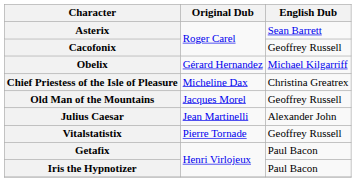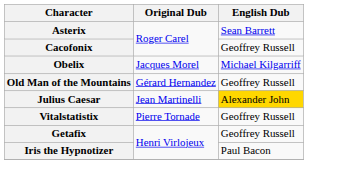(223, 64) Gérard Hernandez -> (167, 64) Jacques Morel
- row: (92, 82)
(214, 99) Jacques Morel -> (176, 82) Gérard Hernandez
(302, 116) no background -> (255, 99) gold background
(293, 151) Paul Bacon -> (258, 133) Geoffrey Russell
